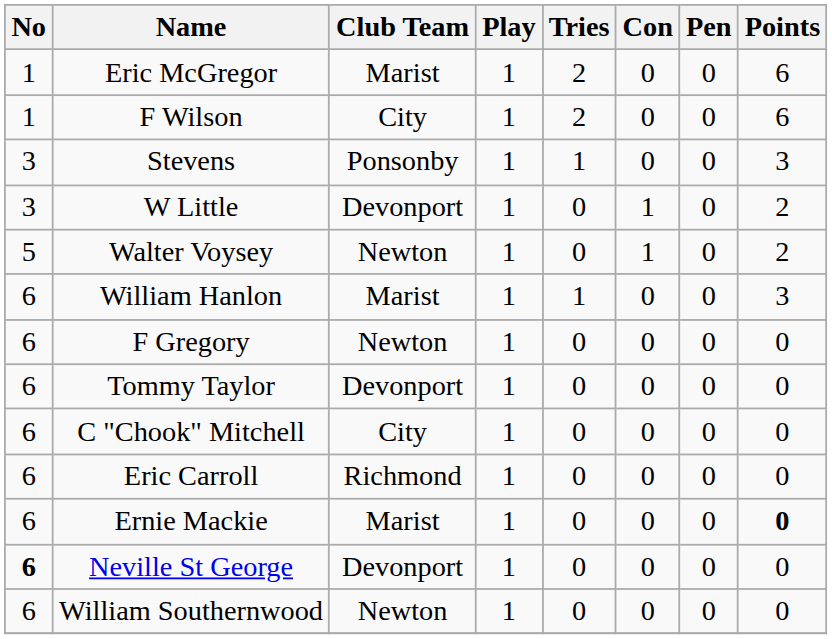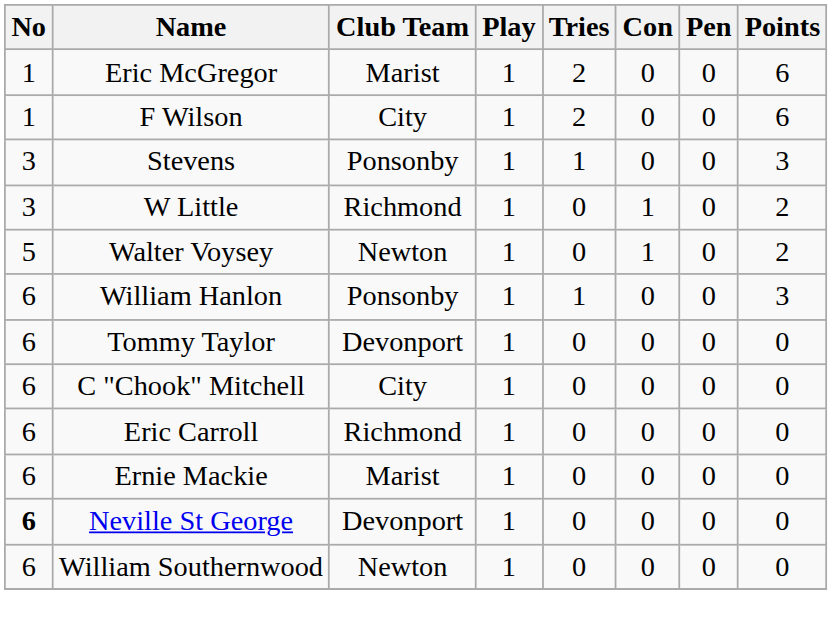(403, 206) Devonport -> (403, 206) Richmond
(403, 296) Marist -> (403, 296) Ponsonby
- row: (191, 341)
(782, 521) bold -> (782, 476) normal
